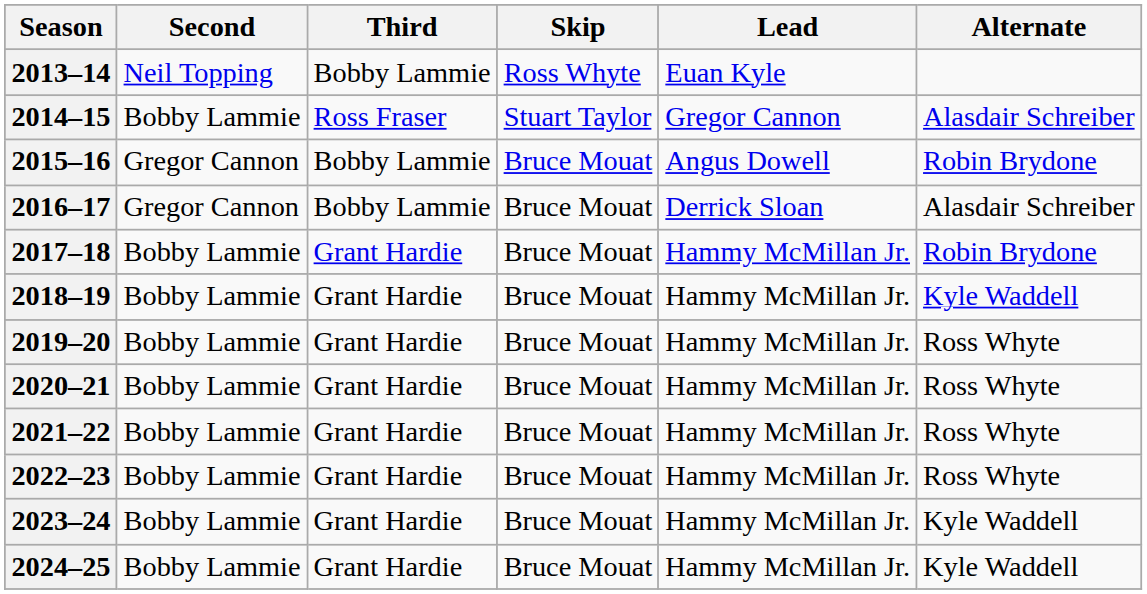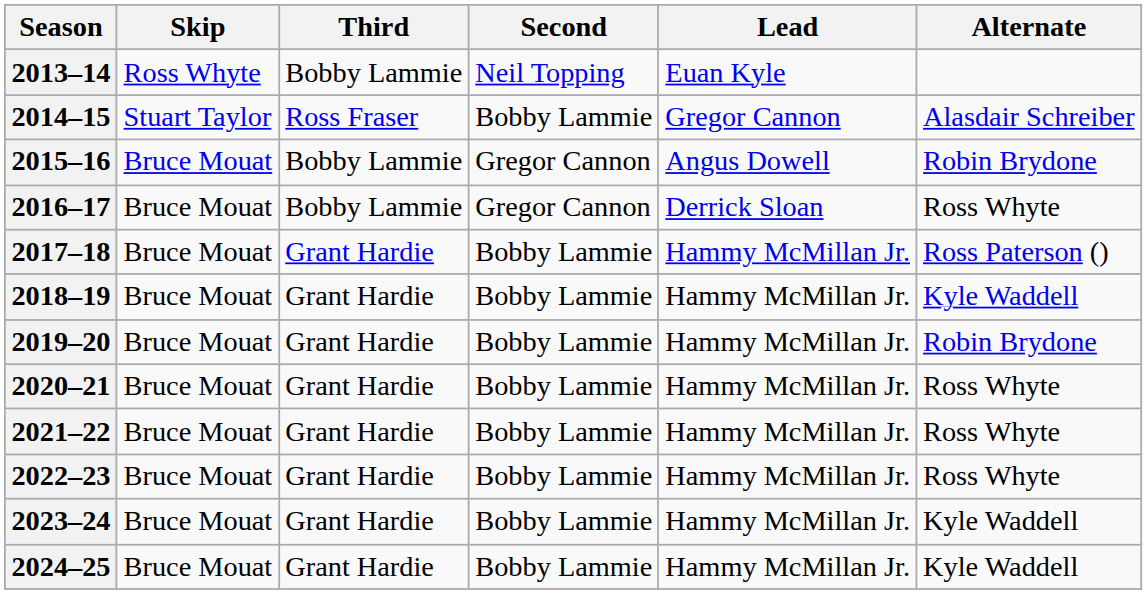columns swapped: (578, 26) <-> (212, 26)
(1029, 206) Alasdair Schreiber -> (992, 206) Ross Whyte
(1010, 251) Robin Brydone -> (1016, 251) Ross Paterson ()
(992, 341) Ross Whyte -> (1010, 341) Robin Brydone
